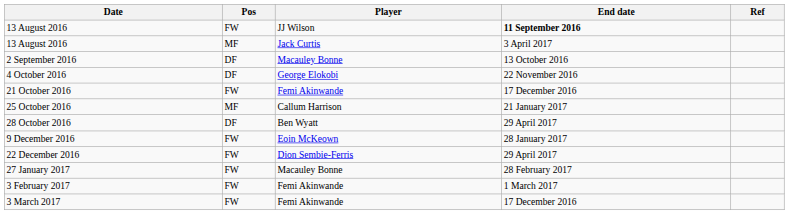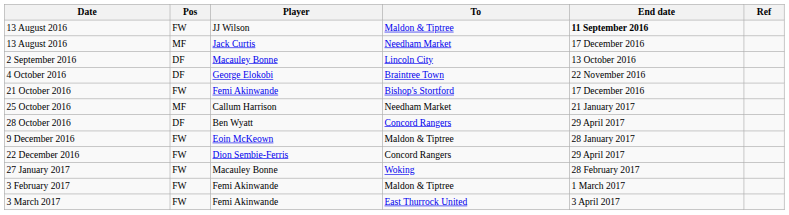+ column: (476, 12)
(528, 44) 3 April 2017 -> (608, 44) 17 December 2016
(540, 202) 17 December 2016 -> (596, 202) 3 April 2017
